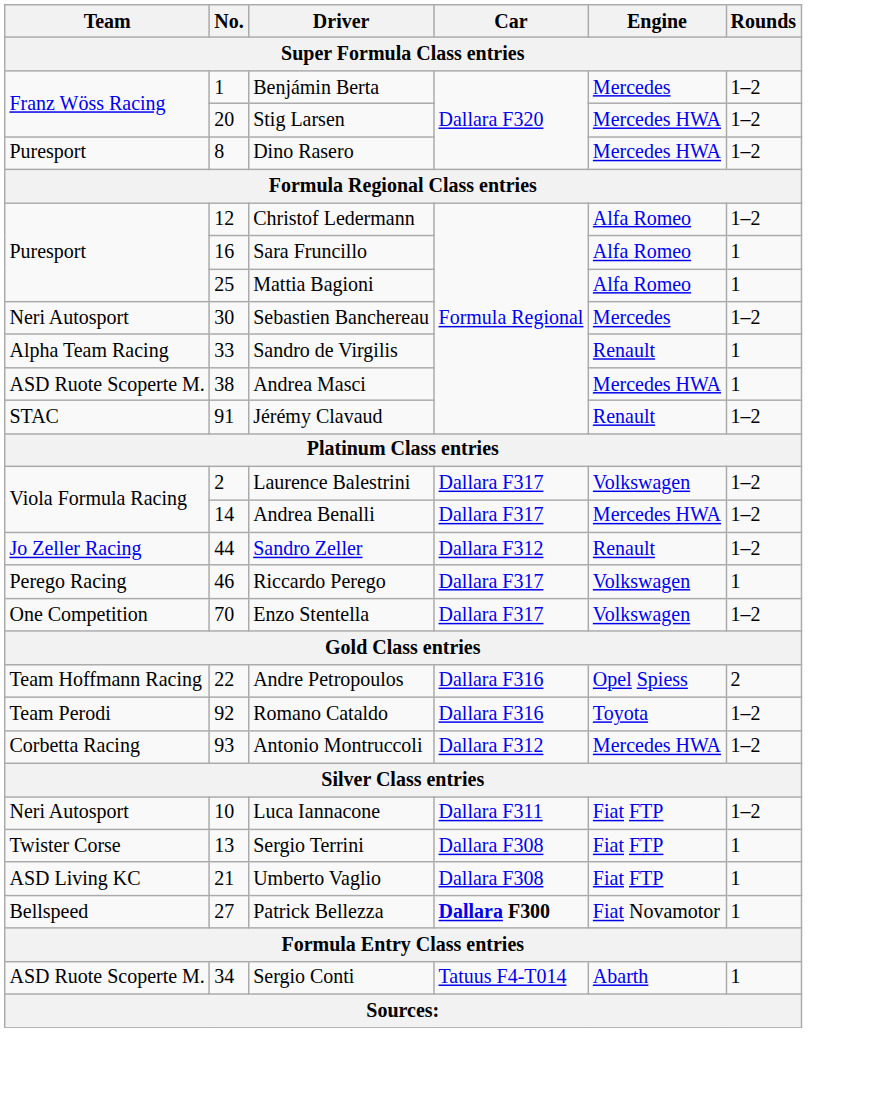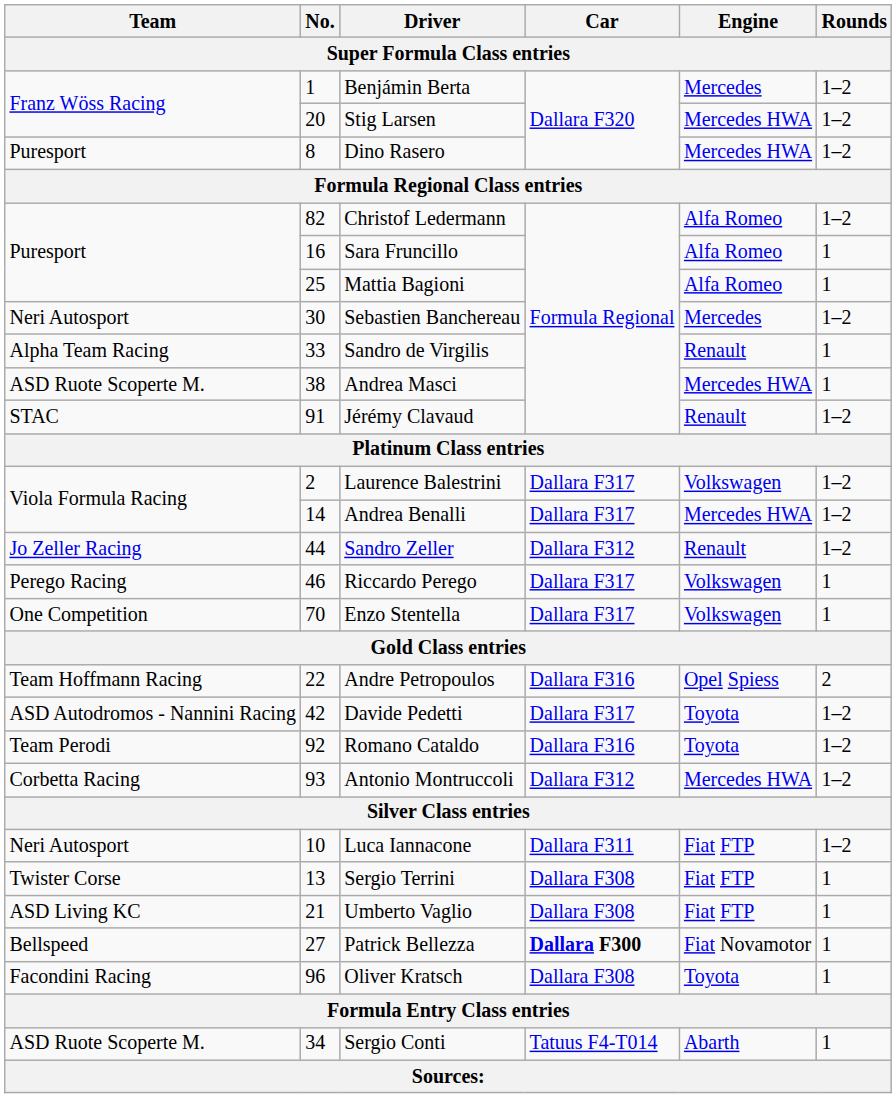(224, 218) 12 -> (315, 218) 82
(746, 614) 1–2 -> (827, 614) 1
+ row: (403, 713)
+ row: (403, 977)
